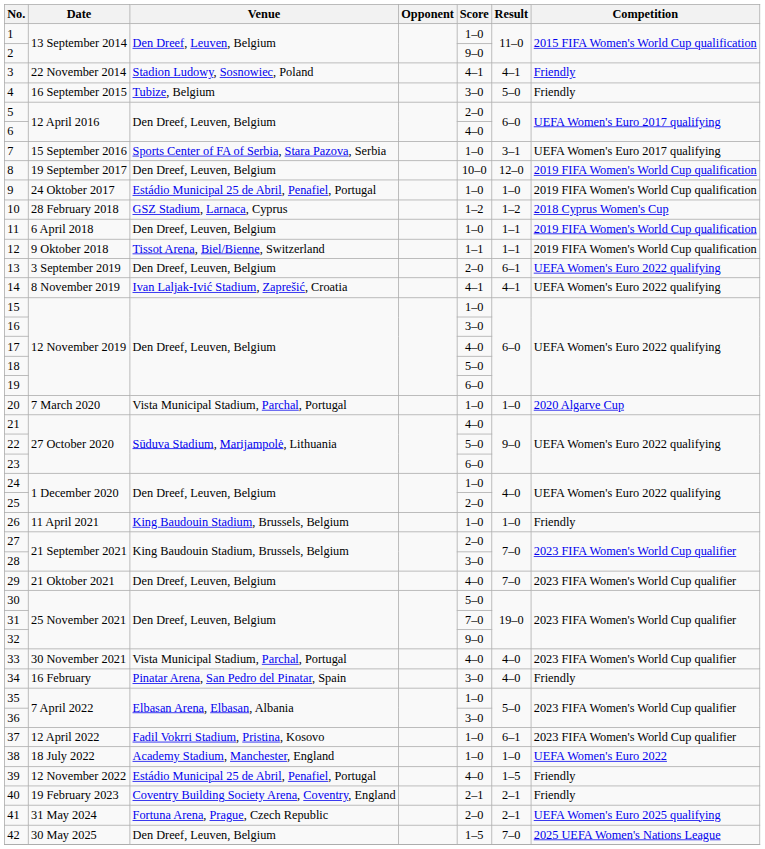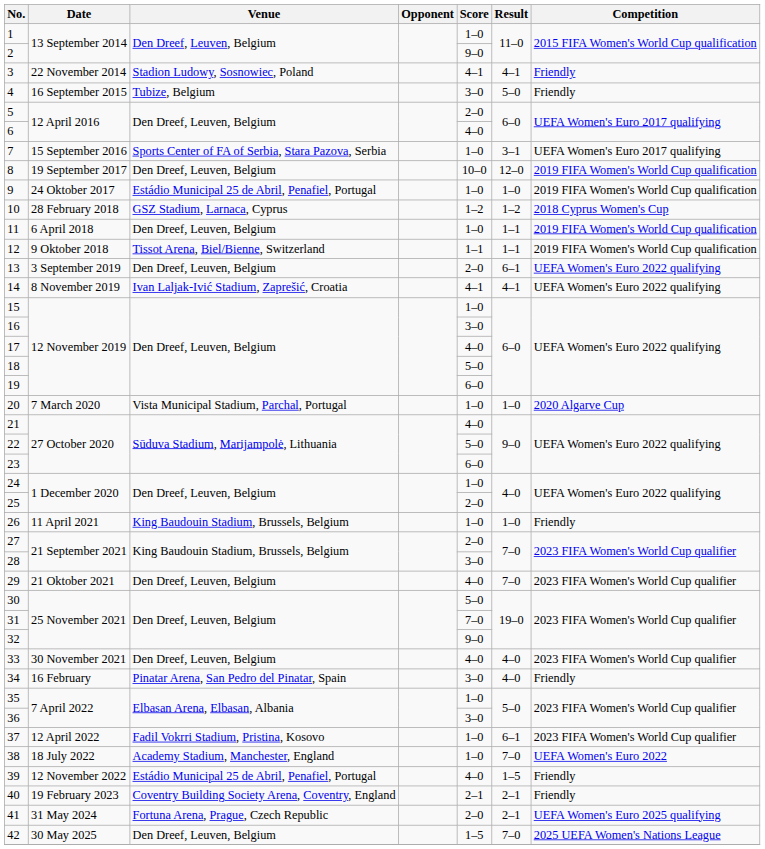(240, 659) Vista Municipal Stadium, Parchal, Portugal -> (204, 659) Den Dreef, Leuven, Belgium
(511, 756) 1–0 -> (511, 756) 7–0
